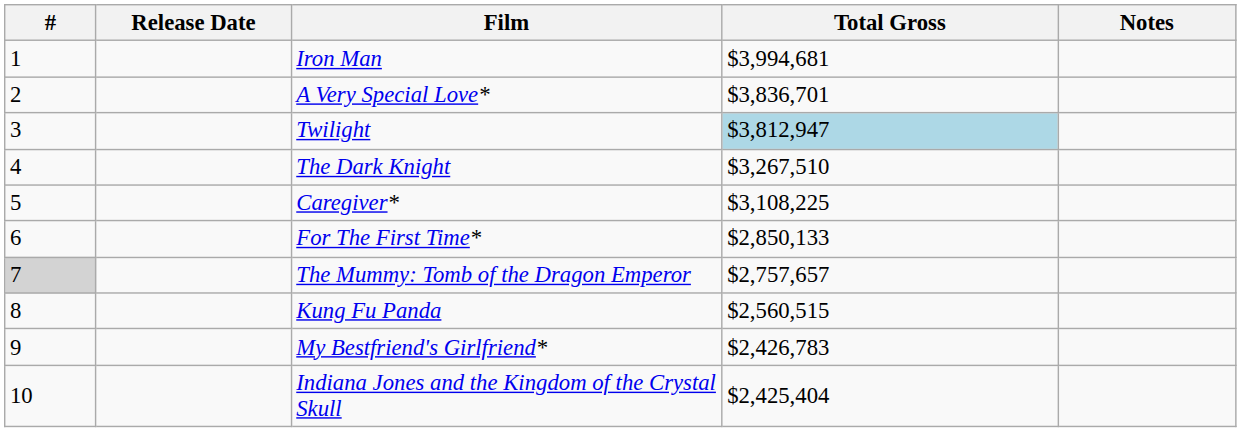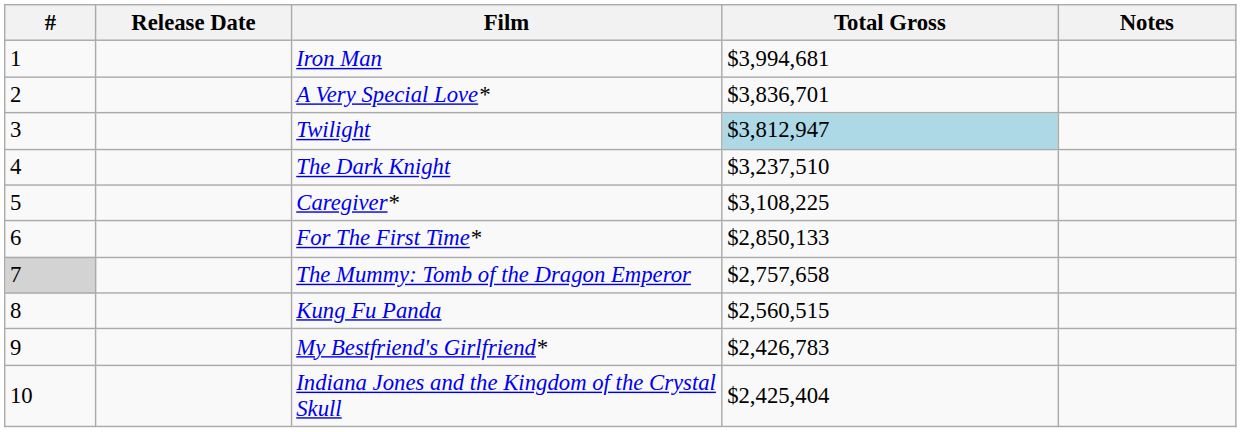(778, 166) $3,267,510 -> (778, 166) $3,237,510
(778, 274) $2,757,657 -> (778, 274) $2,757,658
